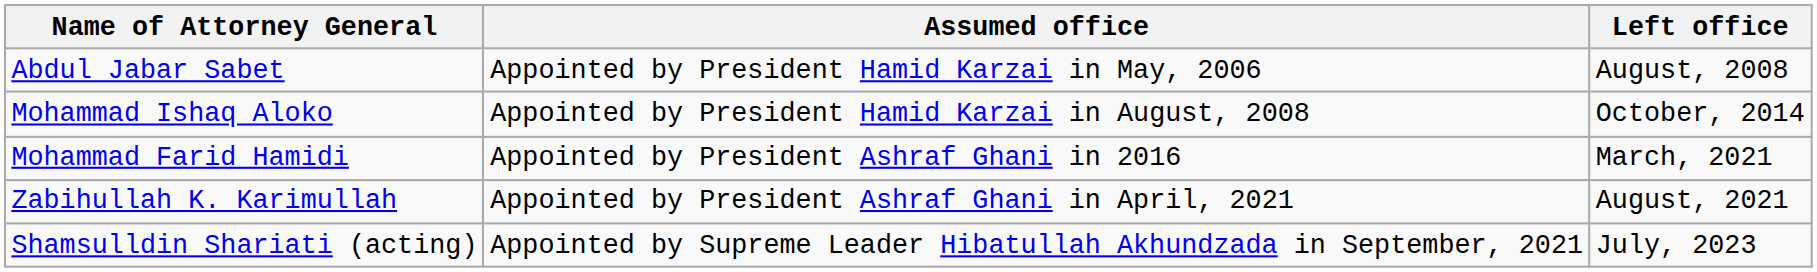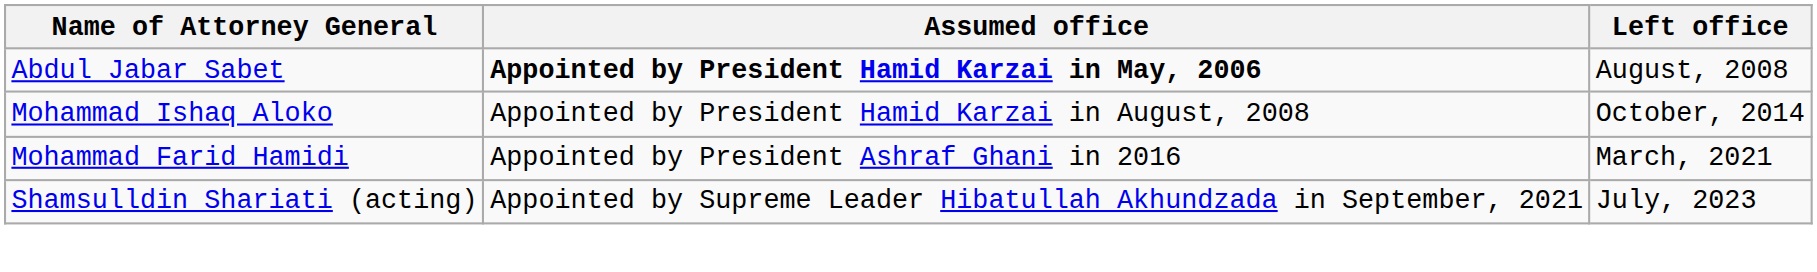(876, 70) normal -> (876, 70) bold
- row: (204, 201)
